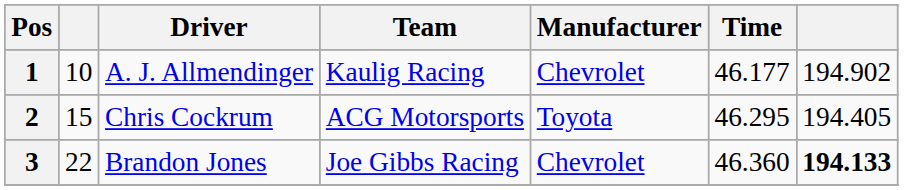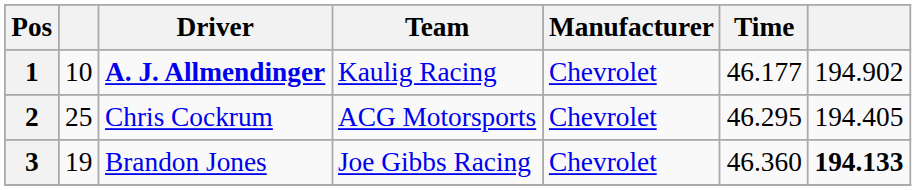(209, 72) normal -> (215, 72) bold
(79, 117) 15 -> (79, 117) 25
(575, 117) Toyota -> (603, 117) Chevrolet
(79, 162) 22 -> (79, 162) 19
